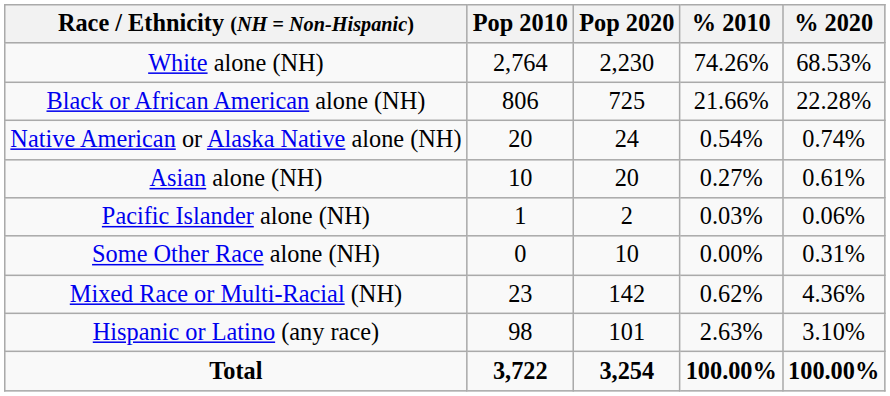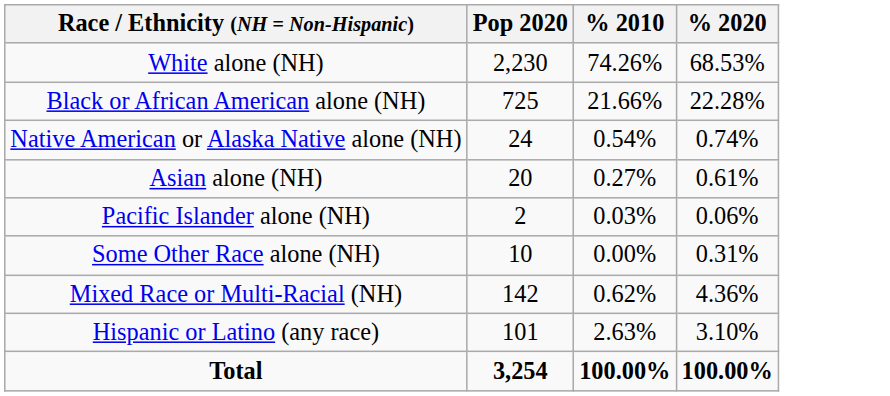- column: (520, 23)
